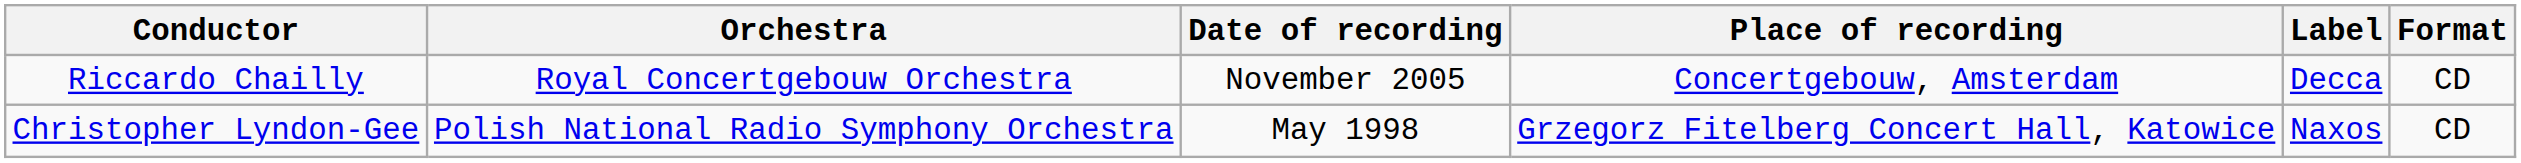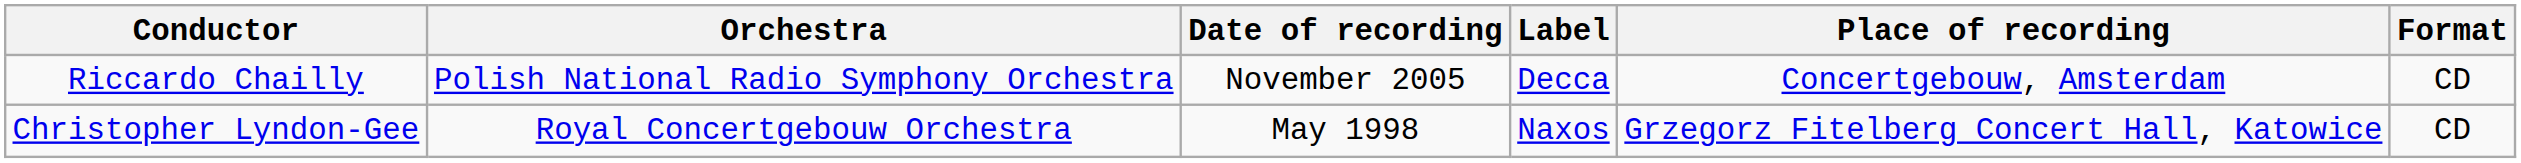columns swapped: (1896, 30) <-> (2336, 30)
(804, 81) Royal Concertgebouw Orchestra -> (804, 81) Polish National Radio Symphony Orchestra
(804, 131) Polish National Radio Symphony Orchestra -> (804, 131) Royal Concertgebouw Orchestra
